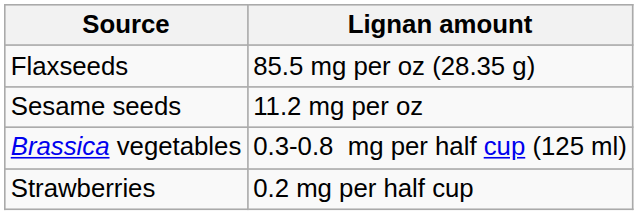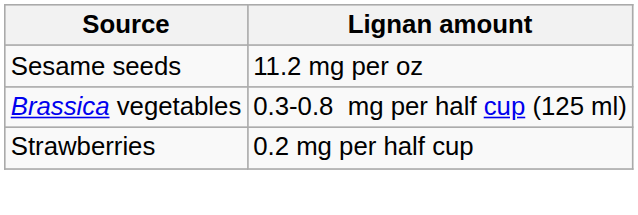- row: (69, 65)
